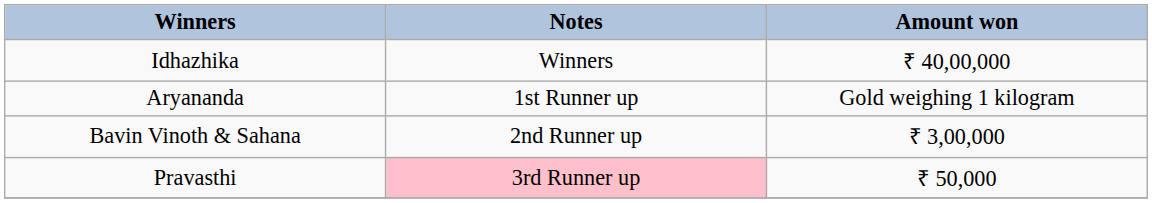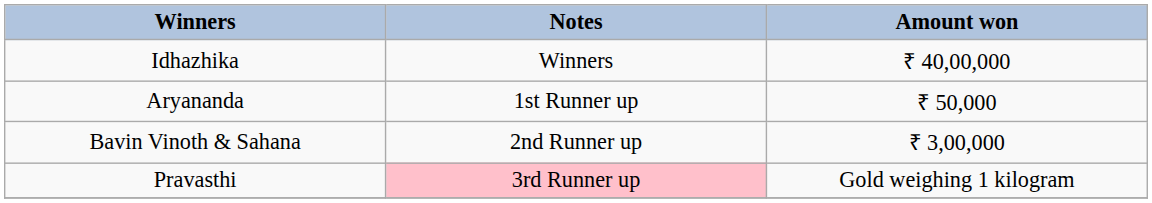(957, 98) Gold weighing 1 kilogram -> (957, 102) ₹ 50,000
(957, 178) ₹ 50,000 -> (957, 179) Gold weighing 1 kilogram
